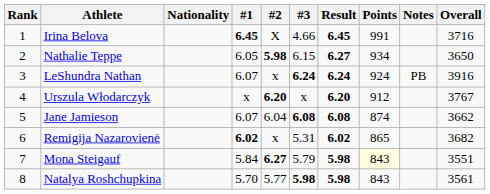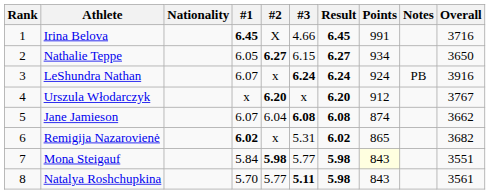(275, 55) 5.98 -> (275, 55) 6.27
(275, 158) 6.27 -> (275, 158) 5.98
(304, 158) 5.79 -> (304, 158) 5.77
(304, 179) 5.98 -> (304, 179) 5.11
